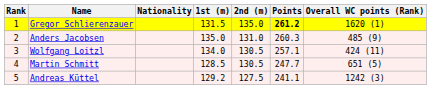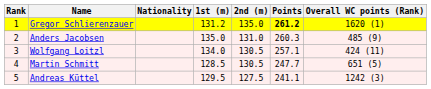(213, 24) 131.5 -> (213, 24) 131.2
(213, 78) 129.2 -> (213, 78) 129.5
